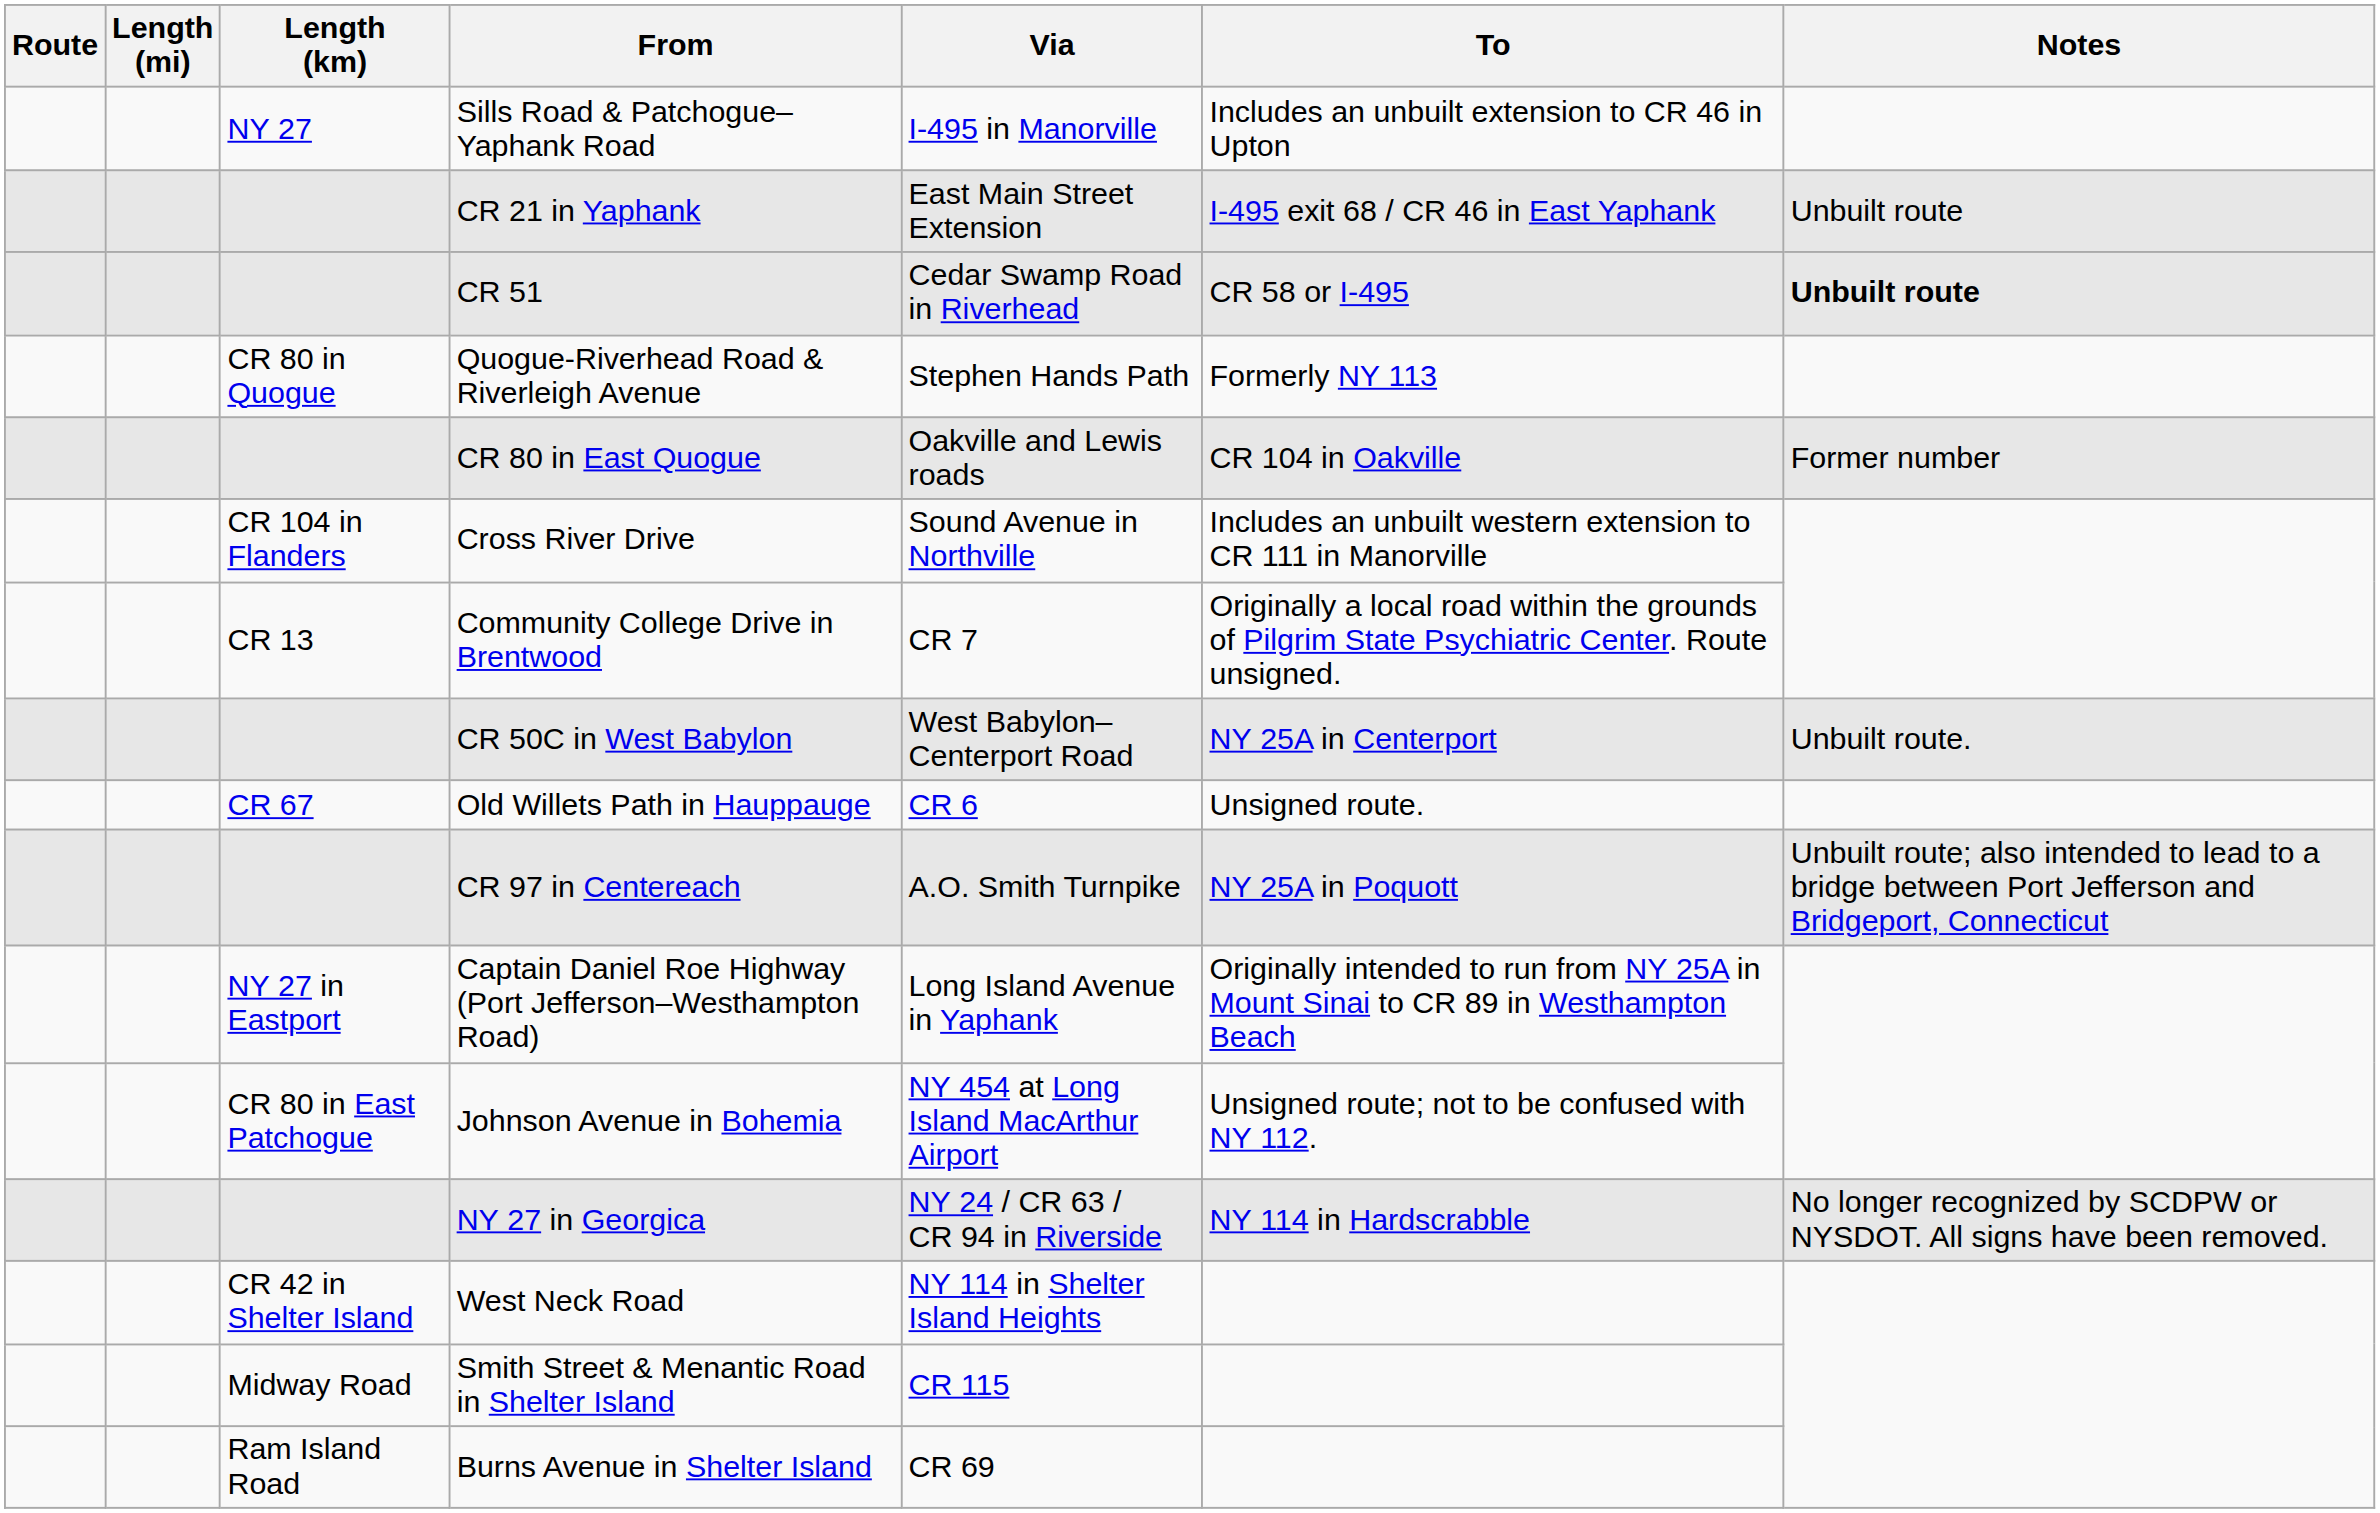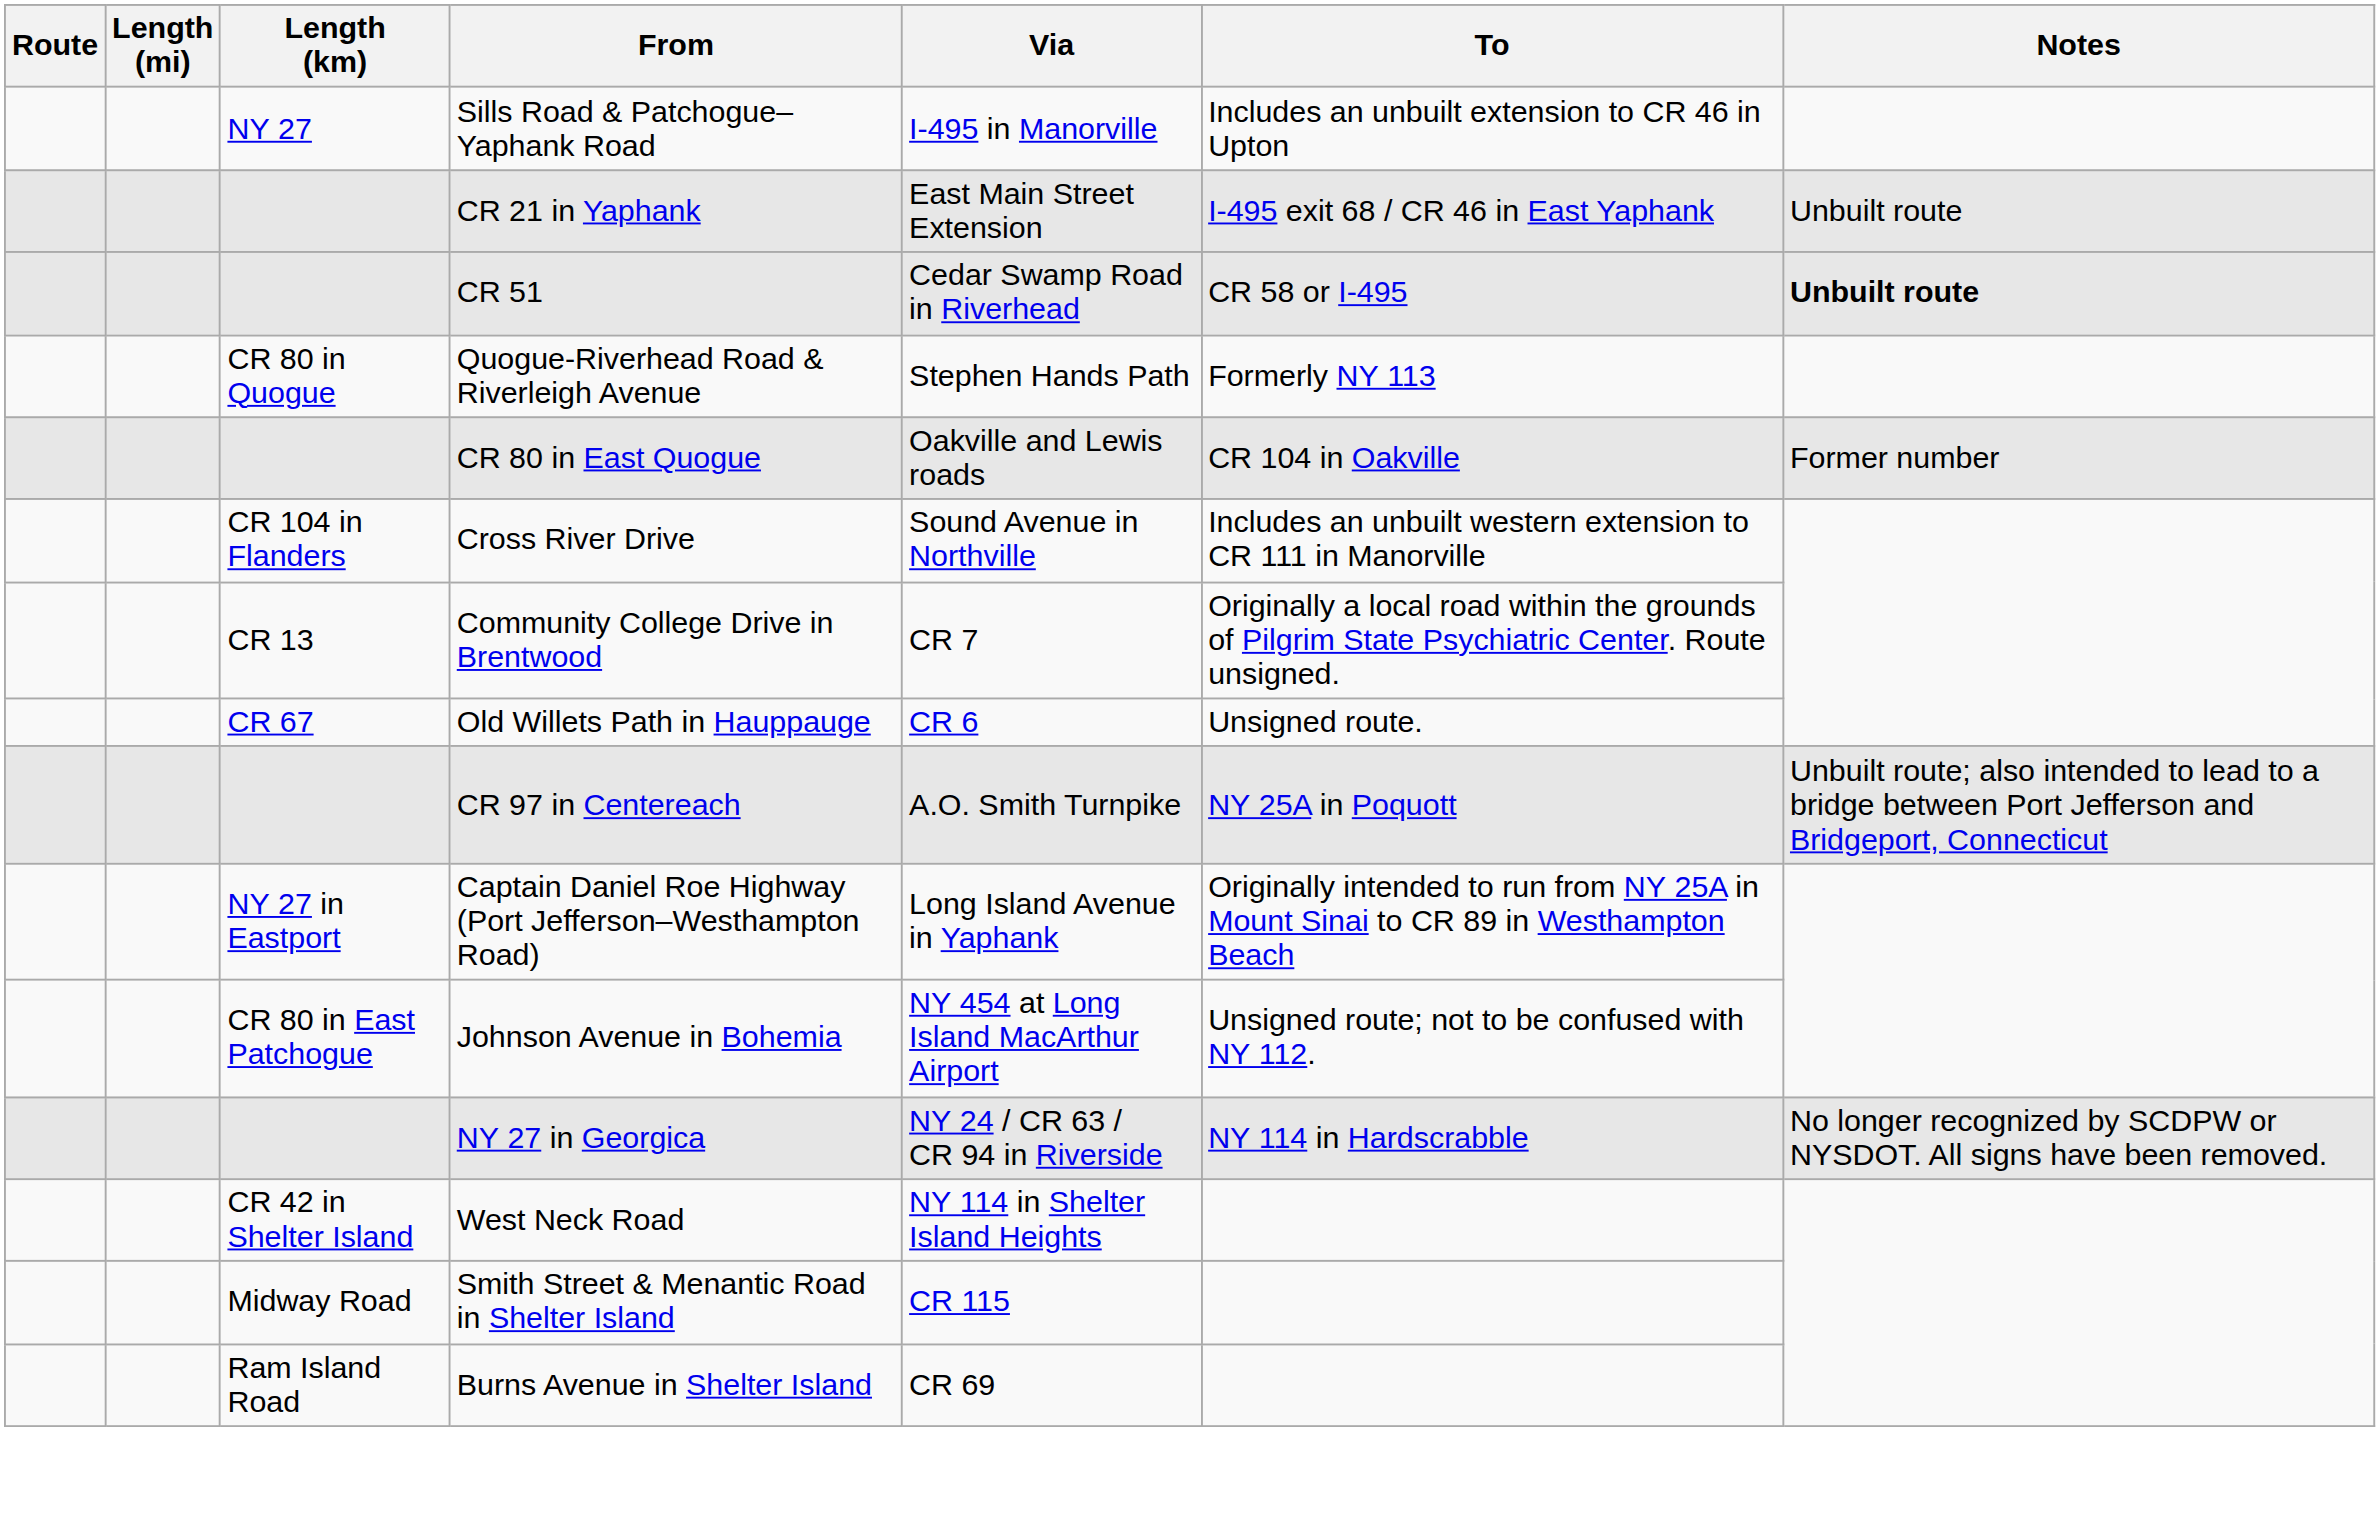- row: (624, 739)
